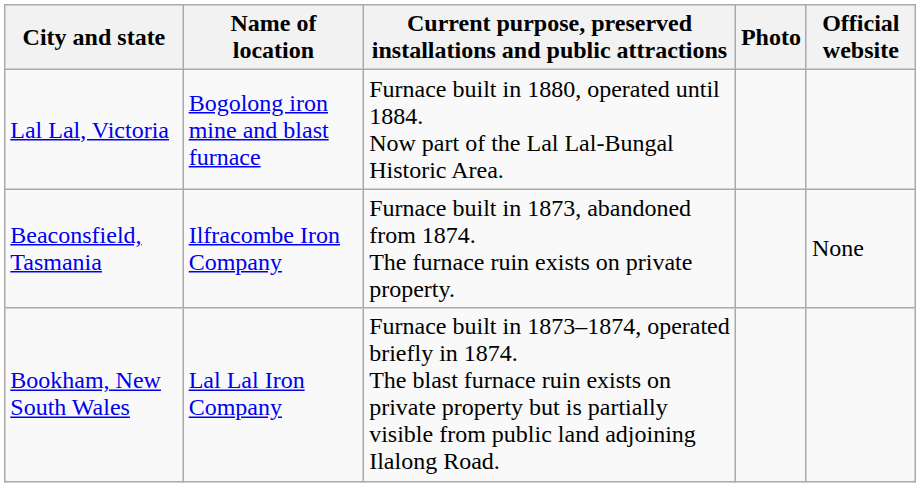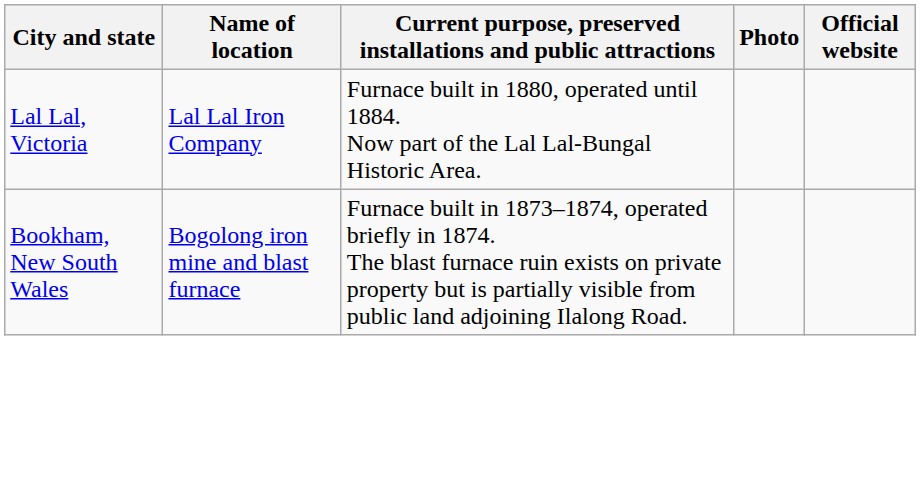(259, 129) Bogolong iron mine and blast furnace -> (226, 129) Lal Lal Iron Company
- row: (76, 248)
(247, 394) Lal Lal Iron Company -> (238, 261) Bogolong iron mine and blast furnace
